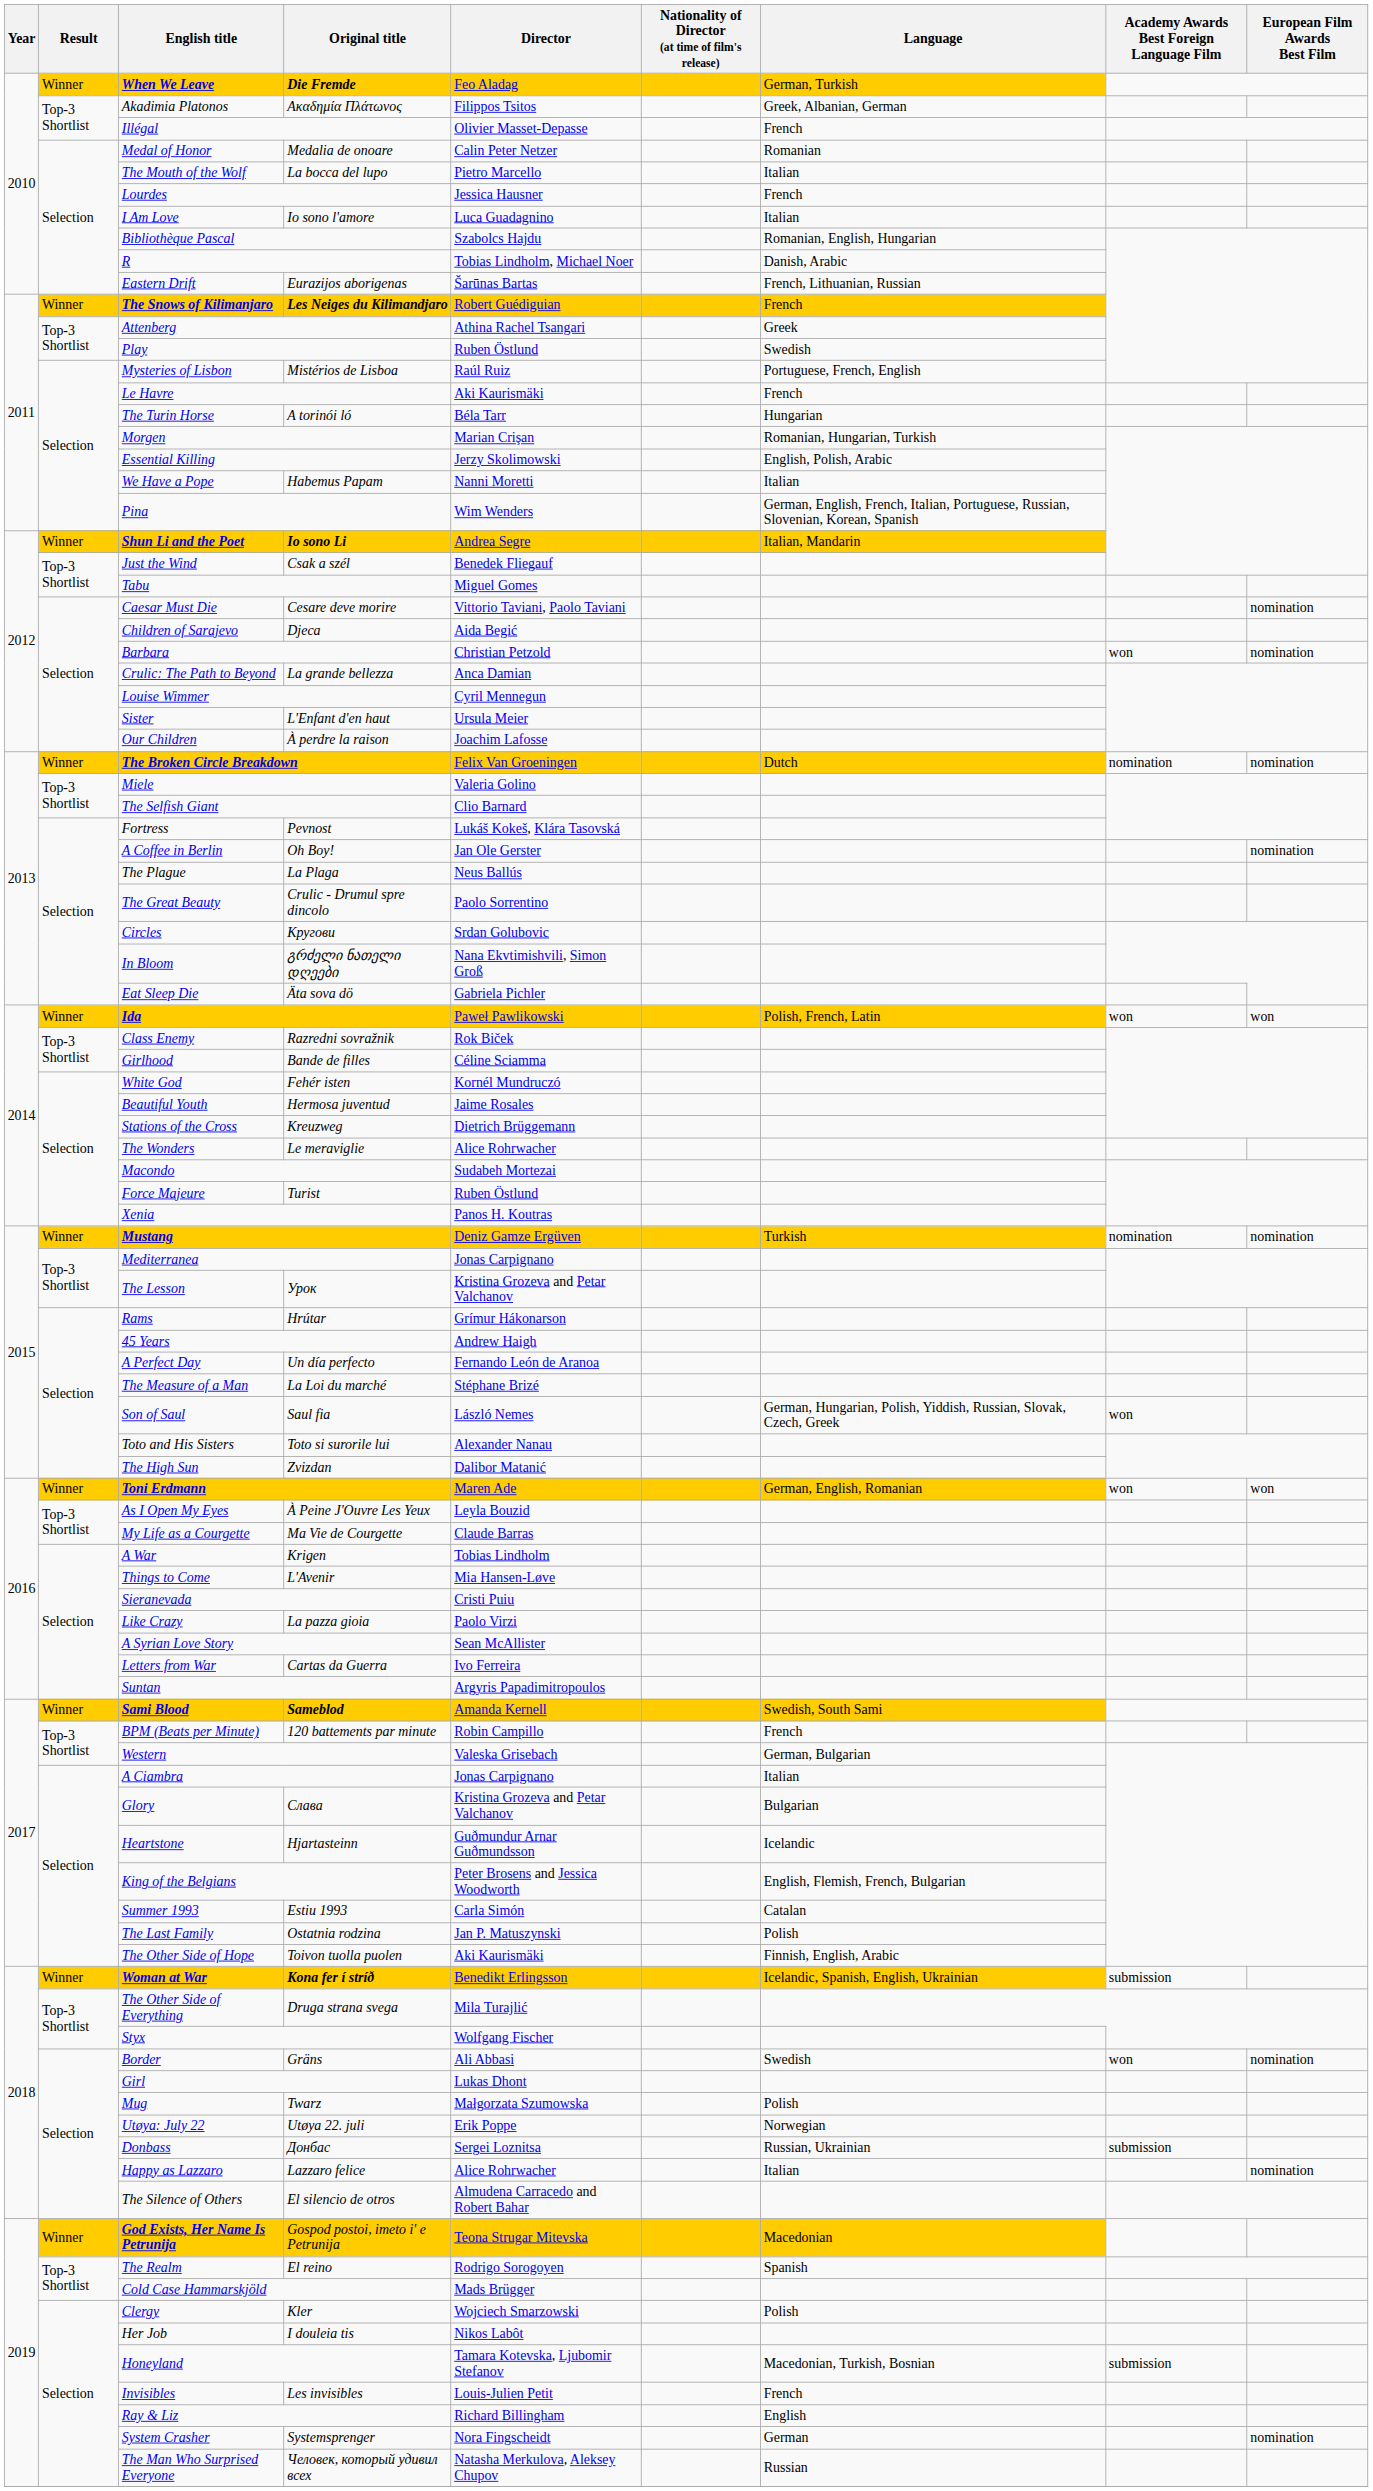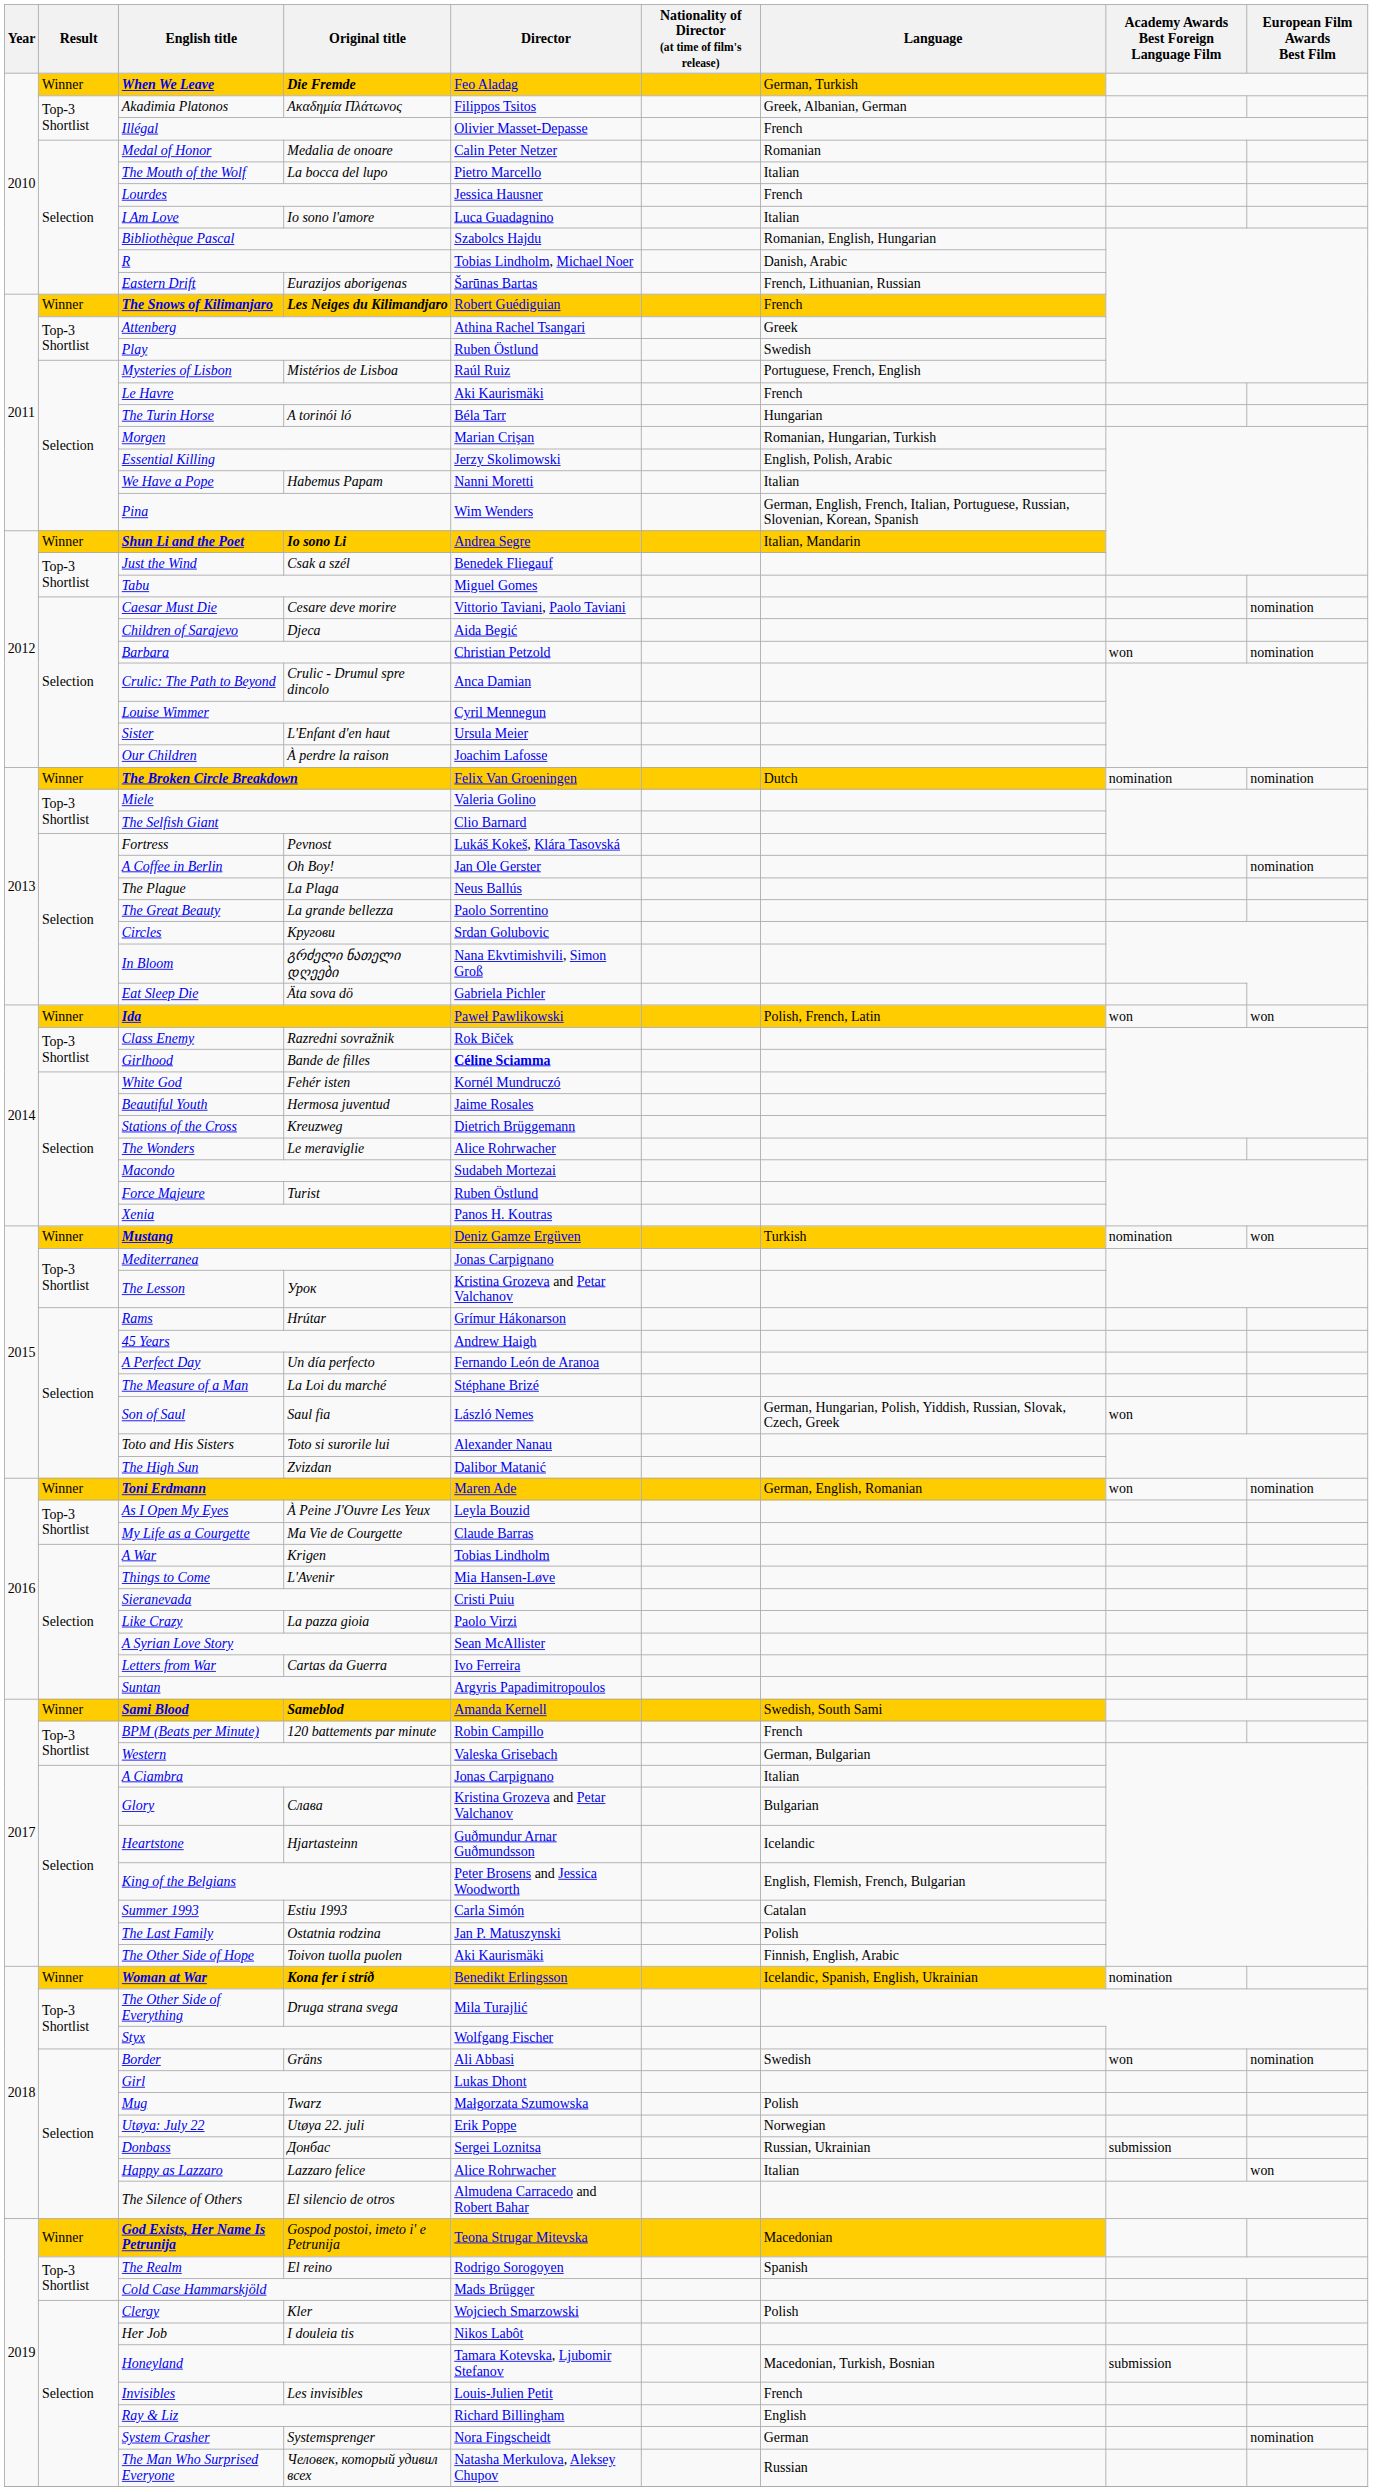(340, 674) La grande bellezza -> (346, 682) Crulic - Drumul spre dincolo
(346, 902) Crulic - Drumul spre dincolo -> (340, 910) La grande bellezza
(500, 1060) normal -> (502, 1060) bold
(1282, 1237) nomination -> (1262, 1237) won
(1262, 1489) won -> (1282, 1489) nomination
(1140, 1977) submission -> (1141, 1977) nomination
(1282, 2169) nomination -> (1262, 2169) won
